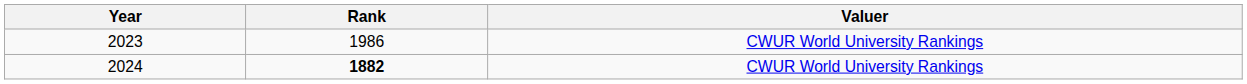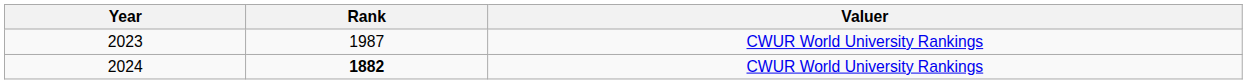(367, 41) 1986 -> (367, 41) 1987
